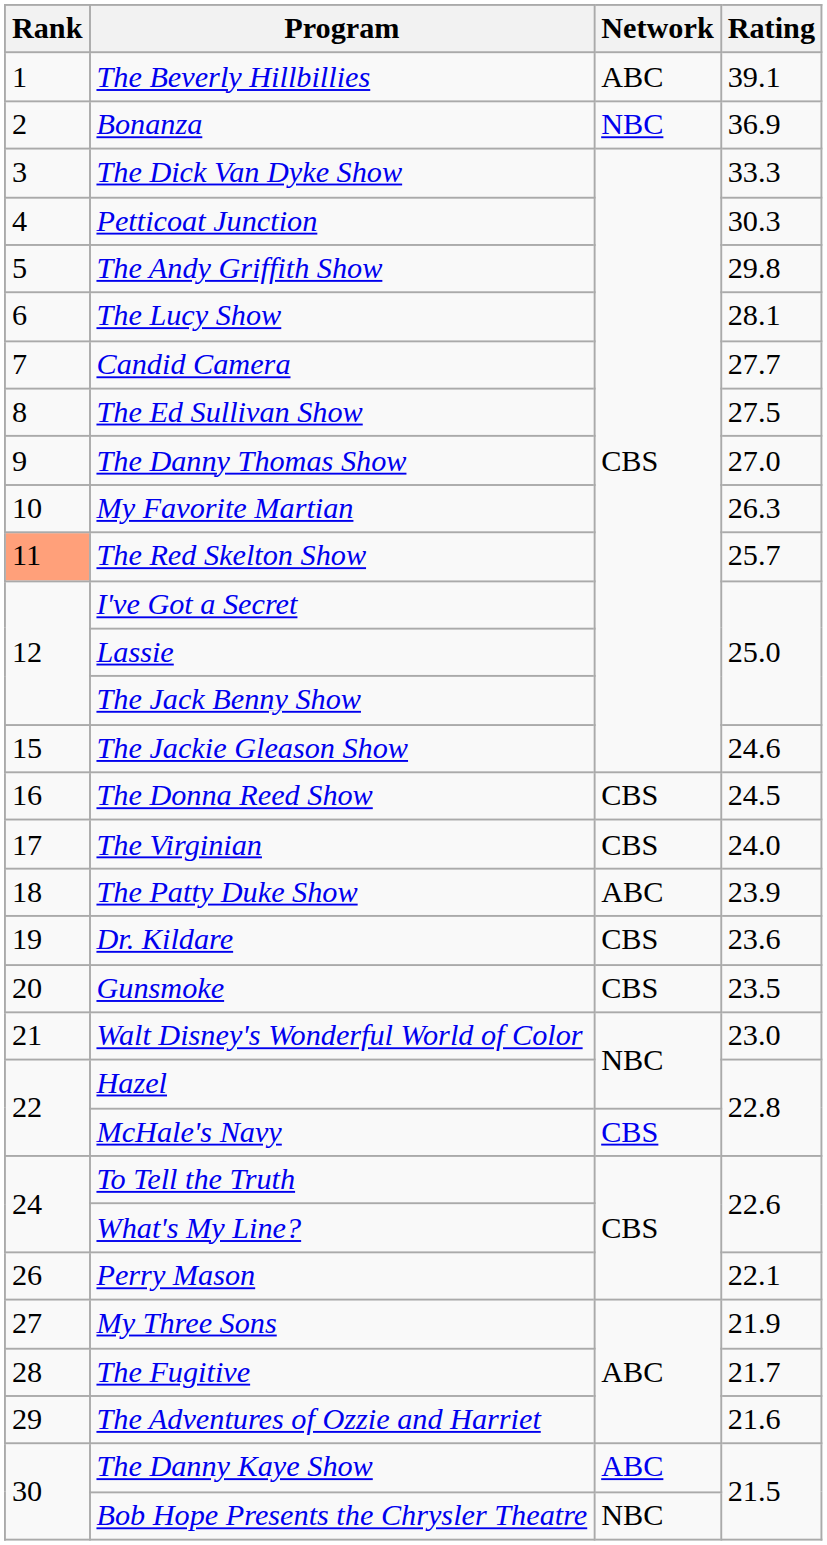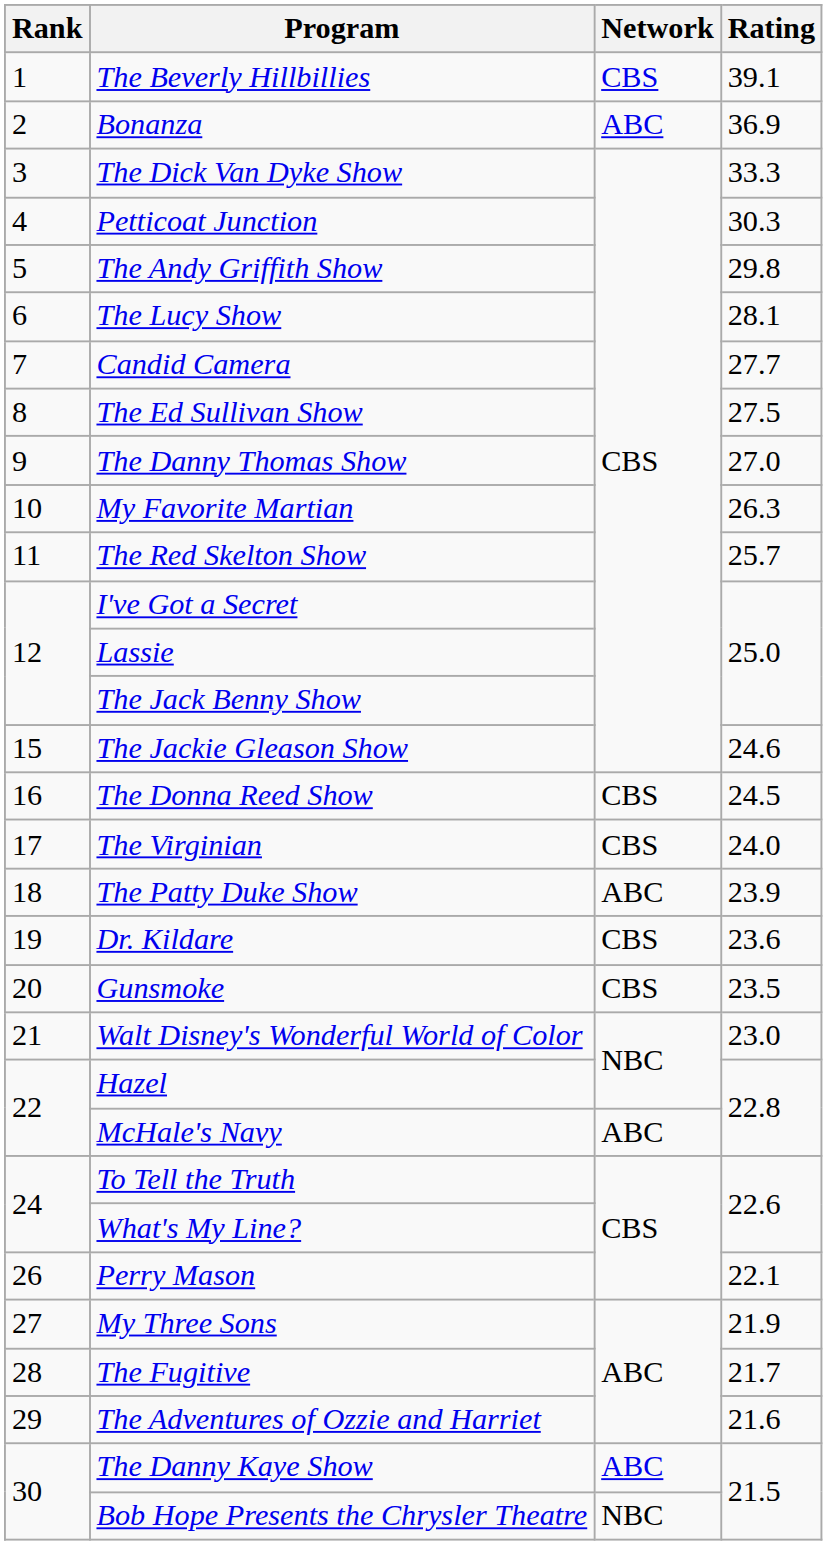(632, 76) ABC -> (630, 76) CBS
(632, 124) NBC -> (632, 124) ABC
(26, 556) lightsalmon background -> (26, 556) no background
(630, 1131) CBS -> (632, 1131) ABC
